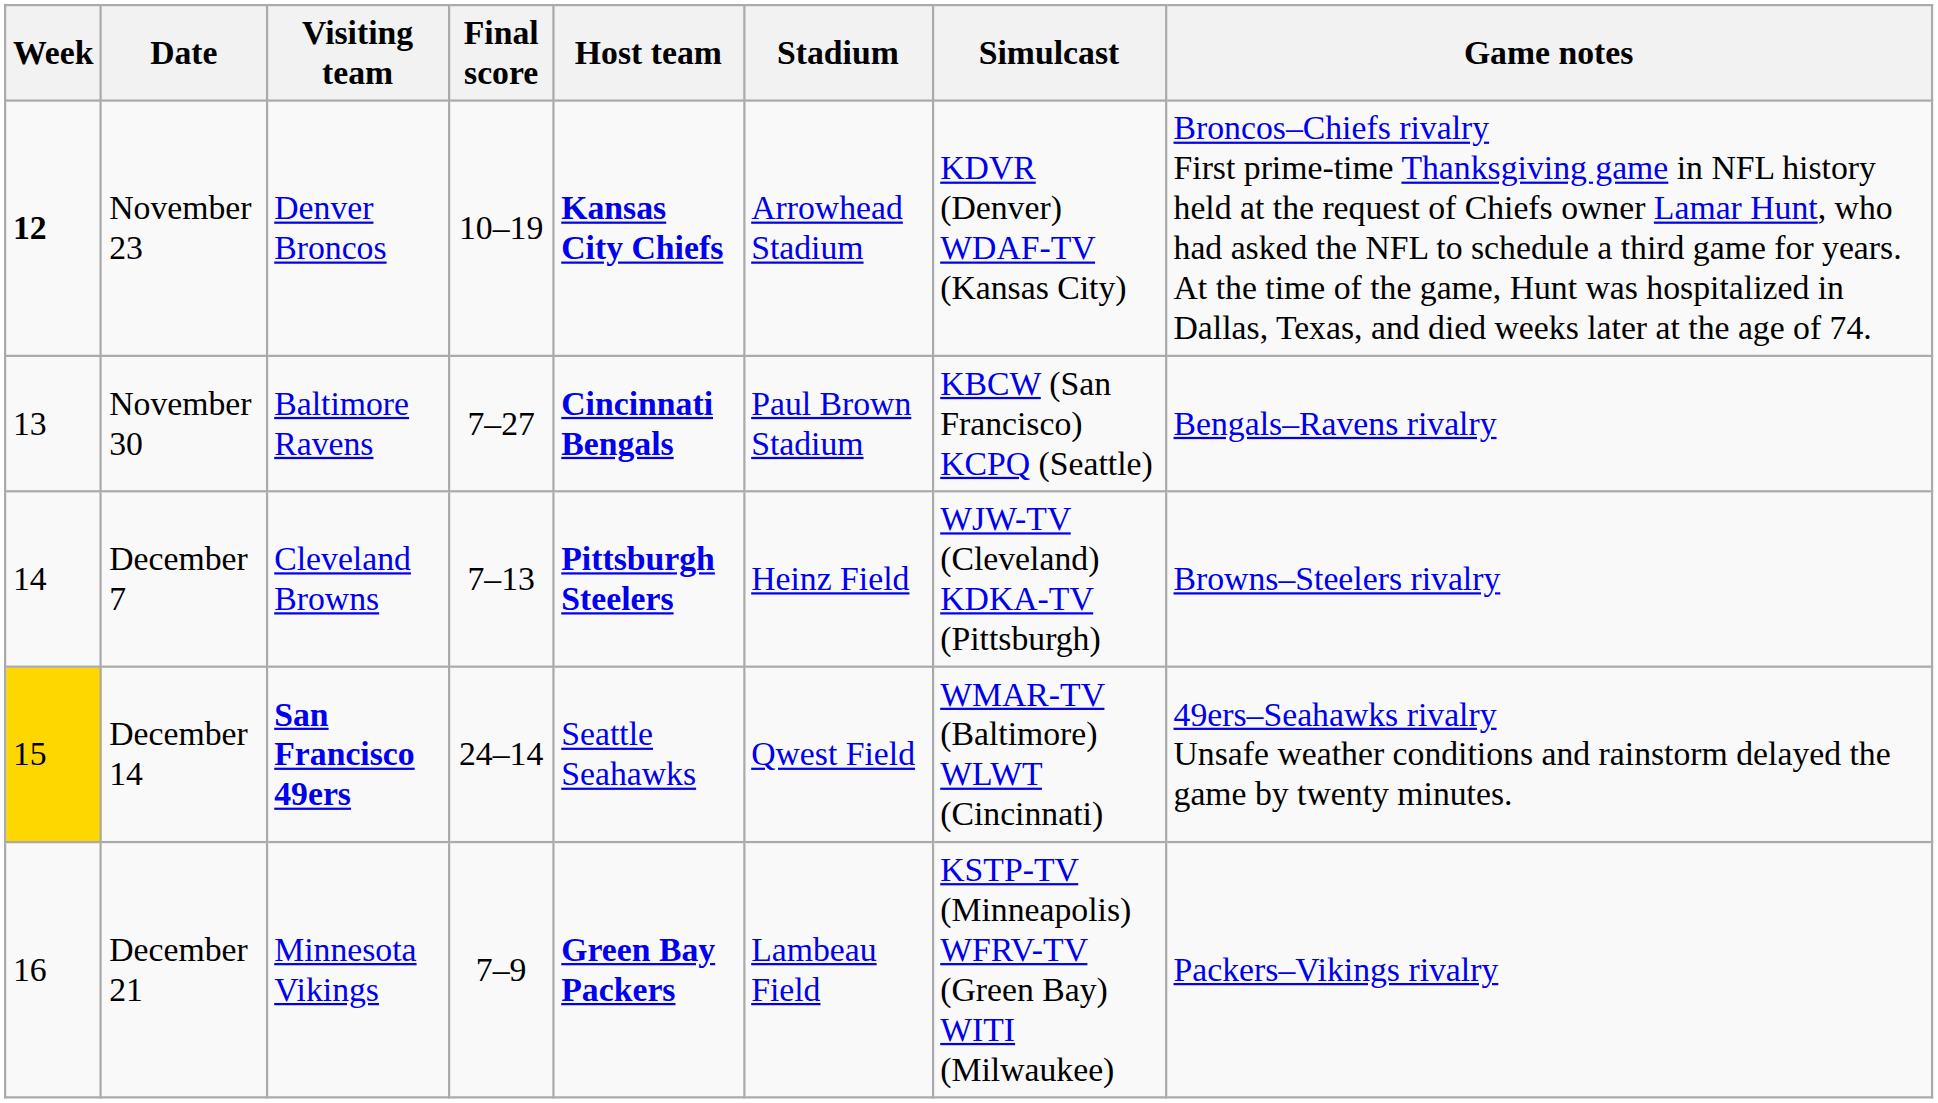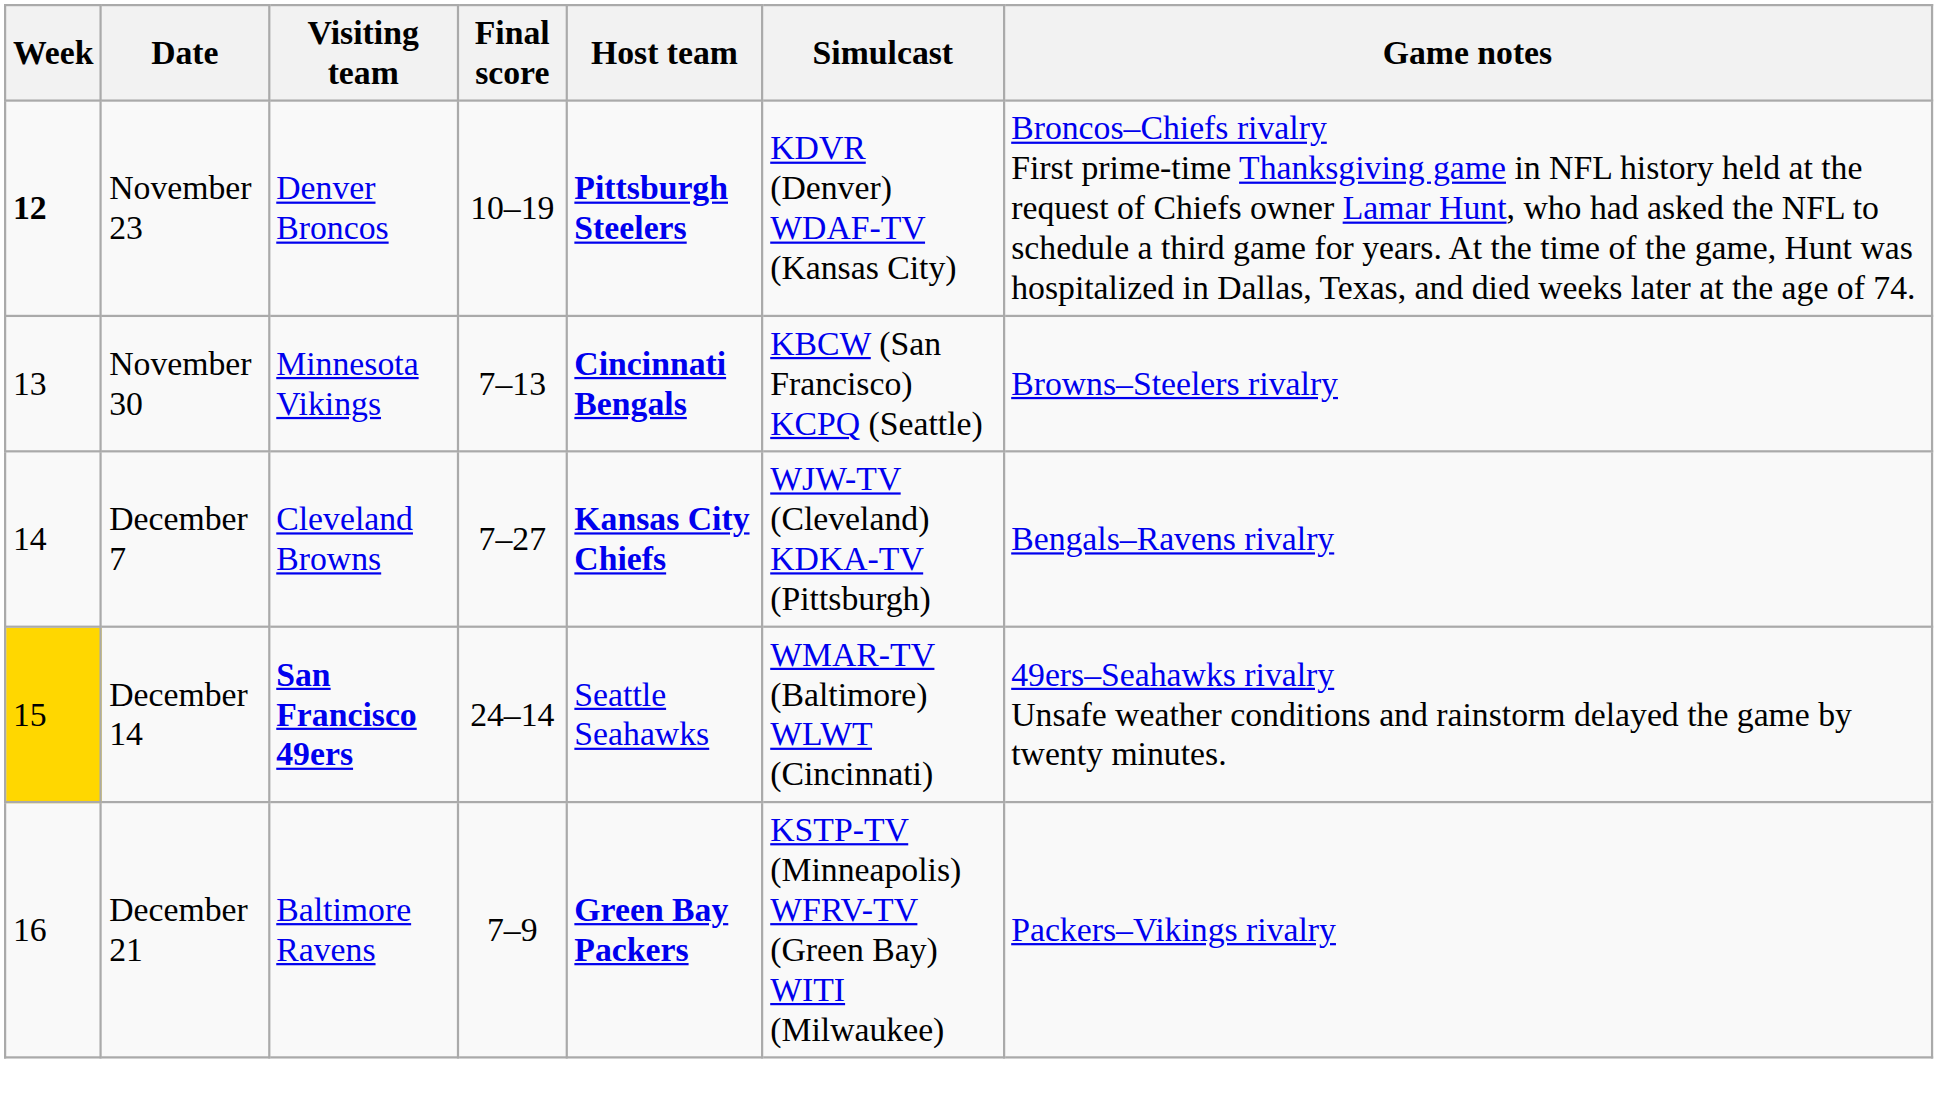- column: (838, 52)
(642, 228) Kansas City Chiefs -> (651, 208) Pittsburgh Steelers
(342, 423) Baltimore Ravens -> (347, 383) Minnesota Vikings
(501, 423) 7–27 -> (512, 383) 7–13
(1335, 423) Bengals–Ravens rivalry -> (1175, 383) Browns–Steelers rivalry
(501, 579) 7–13 -> (512, 539) 7–27
(638, 579) Pittsburgh Steelers -> (662, 539) Kansas City Chiefs
(1337, 579) Browns–Steelers rivalry -> (1173, 539) Bengals–Ravens rivalry
(345, 970) Minnesota Vikings -> (344, 930) Baltimore Ravens
